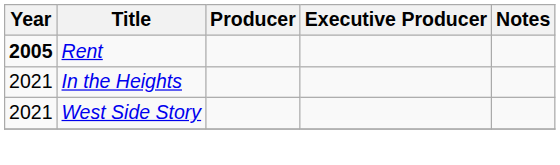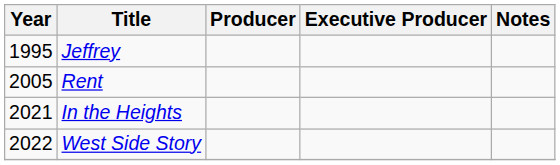+ row: (91, 50)
(31, 50) bold -> (31, 81) normal
(31, 112) 2021 -> (31, 143) 2022
